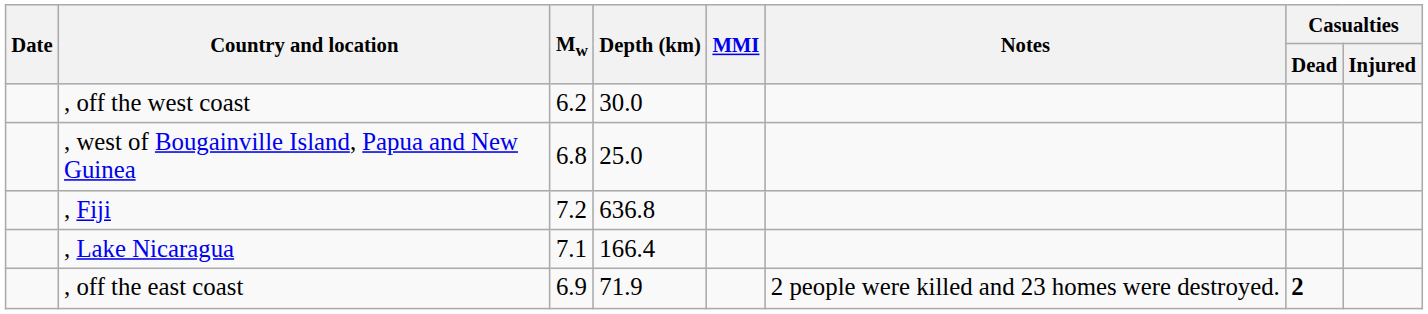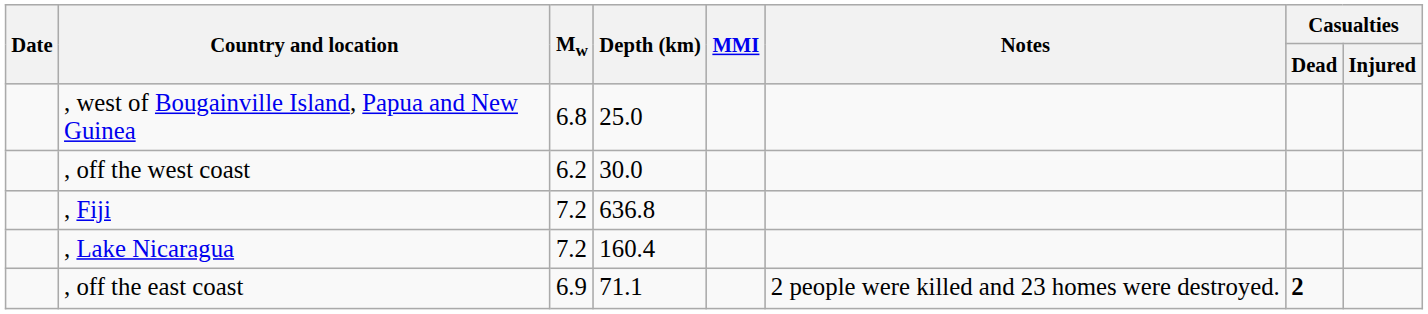rows swapped: (157, 102) <-> (291, 156)
(571, 248) 7.1 -> (571, 248) 7.2
(627, 248) 166.4 -> (627, 248) 160.4
(621, 288) 71.9 -> (621, 288) 71.1
